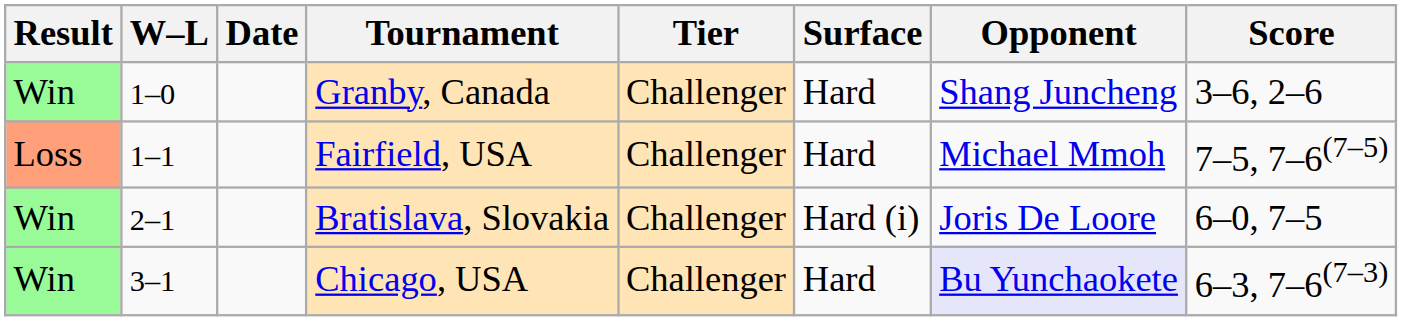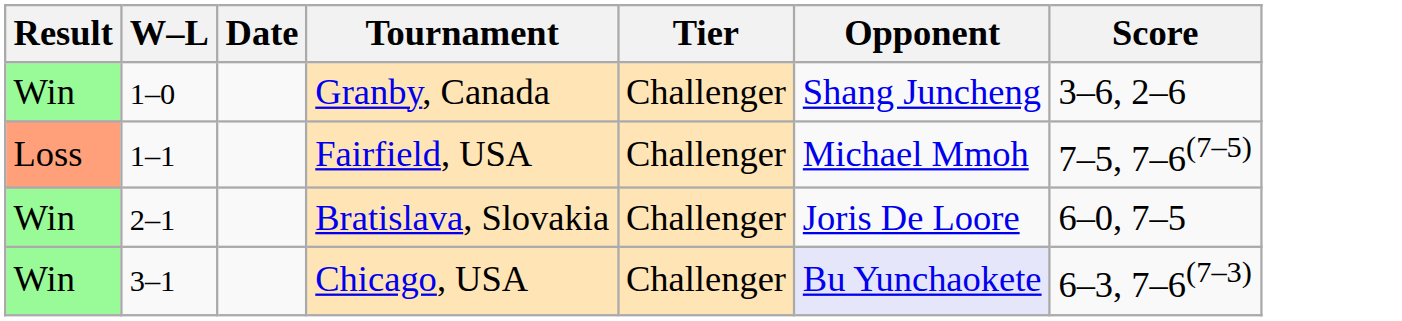- column: (863, 33)
